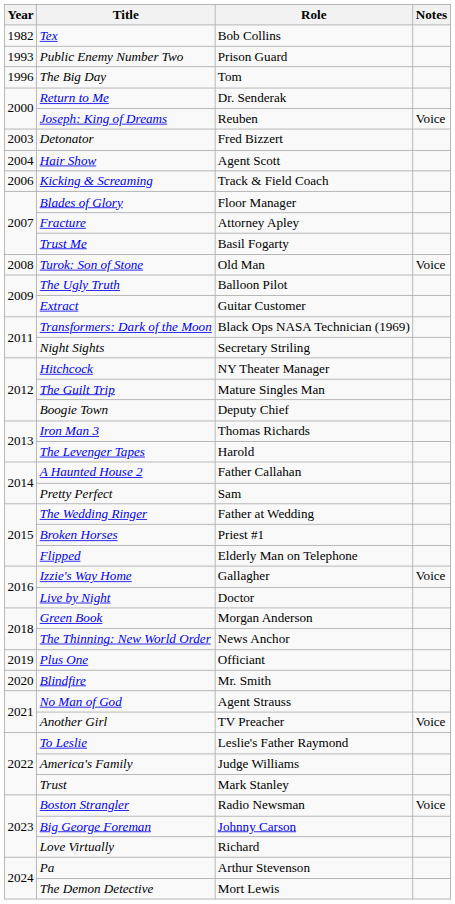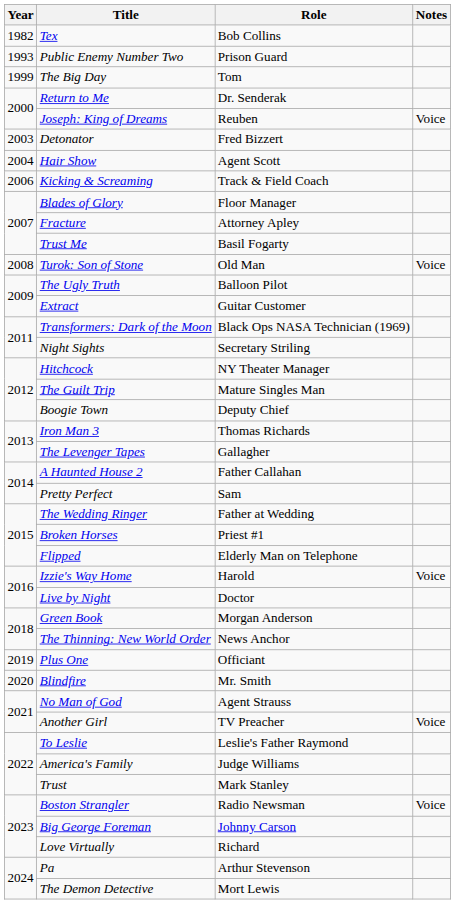(21, 77) 1996 -> (21, 77) 1999
(236, 451) Harold -> (244, 451) Gallagher
(244, 576) Gallagher -> (236, 576) Harold
